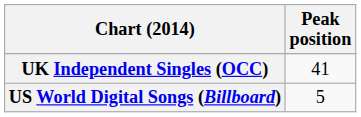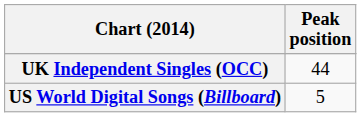(320, 68) 41 -> (320, 68) 44
